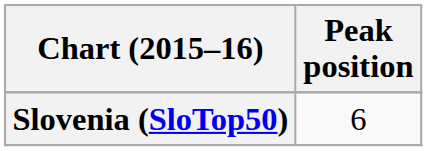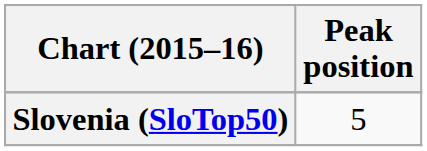(358, 118) 6 -> (358, 118) 5
